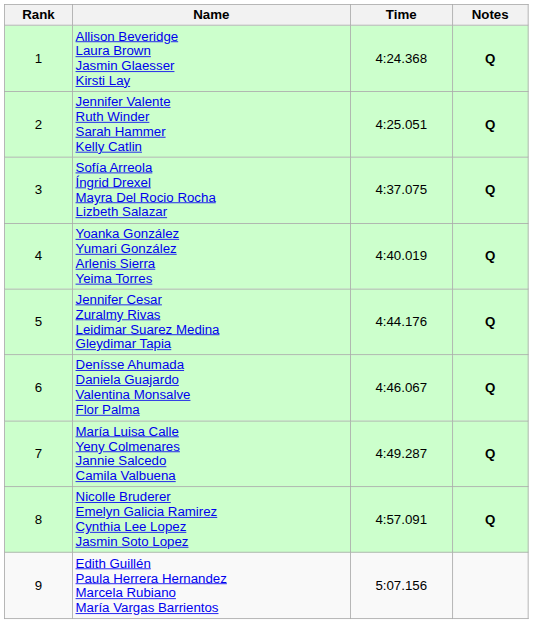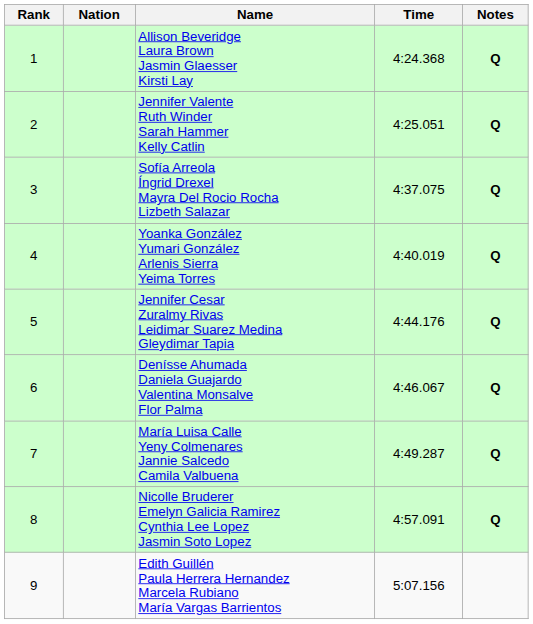+ column: (99, 15)
